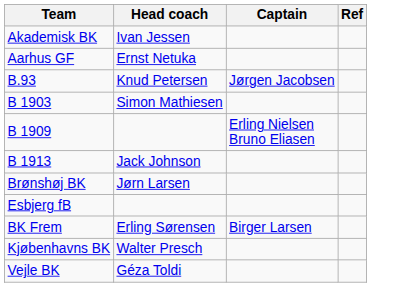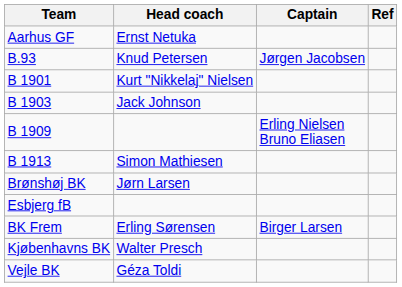- row: (52, 37)
+ row: (29, 80)
(170, 102) Simon Mathiesen -> (159, 102) Jack Johnson
(159, 161) Jack Johnson -> (170, 161) Simon Mathiesen
